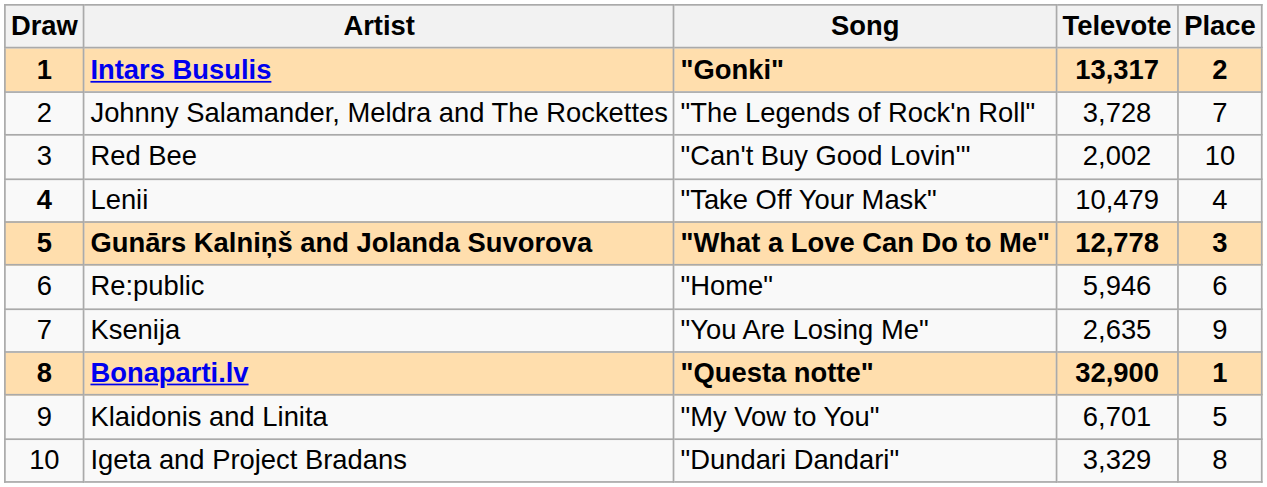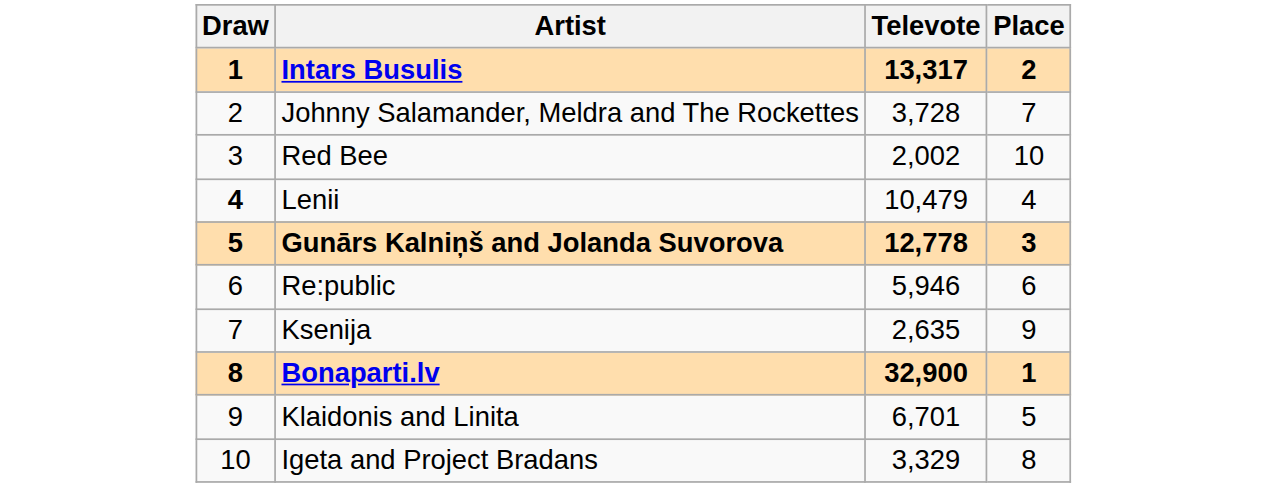- column: (865, 26)
